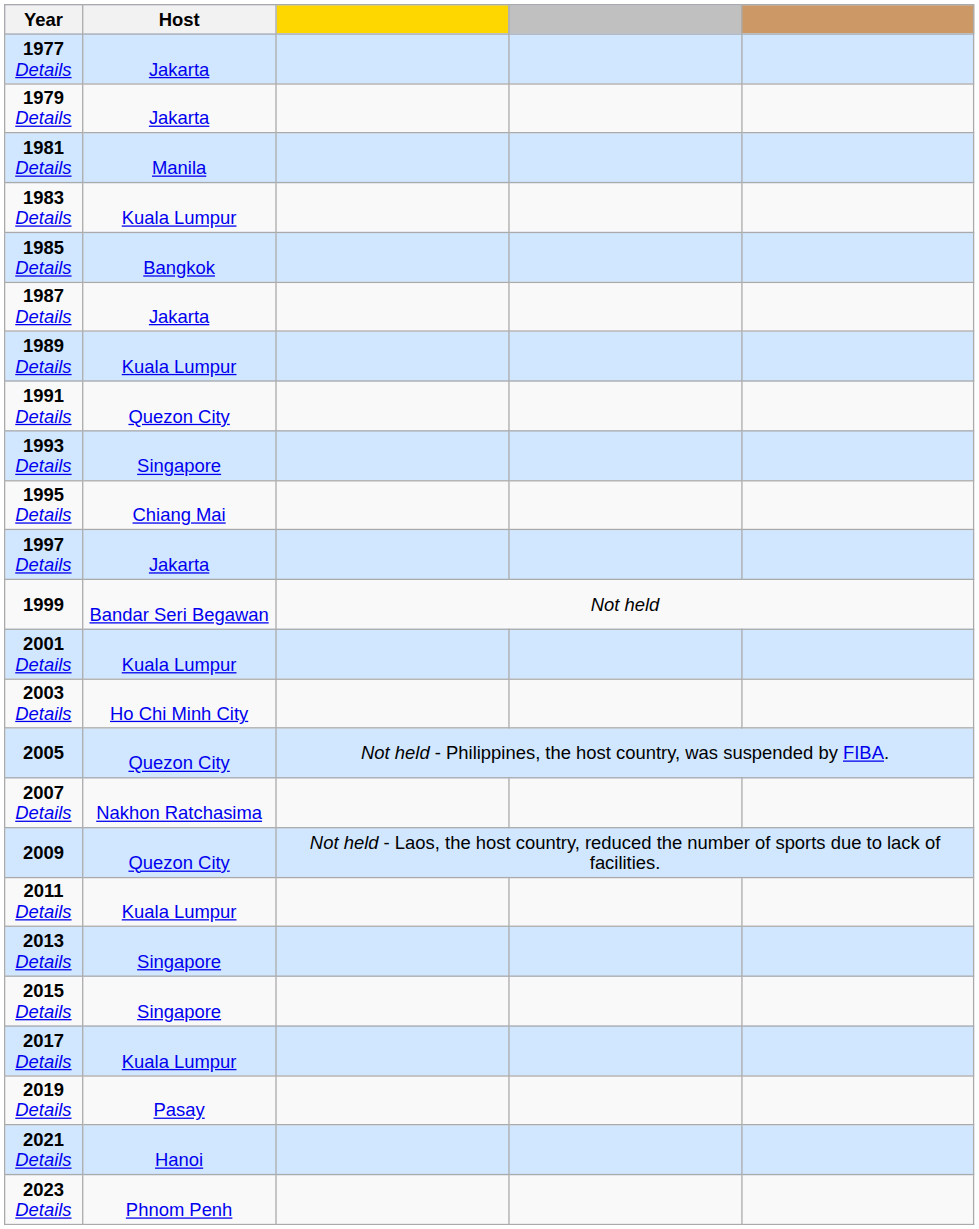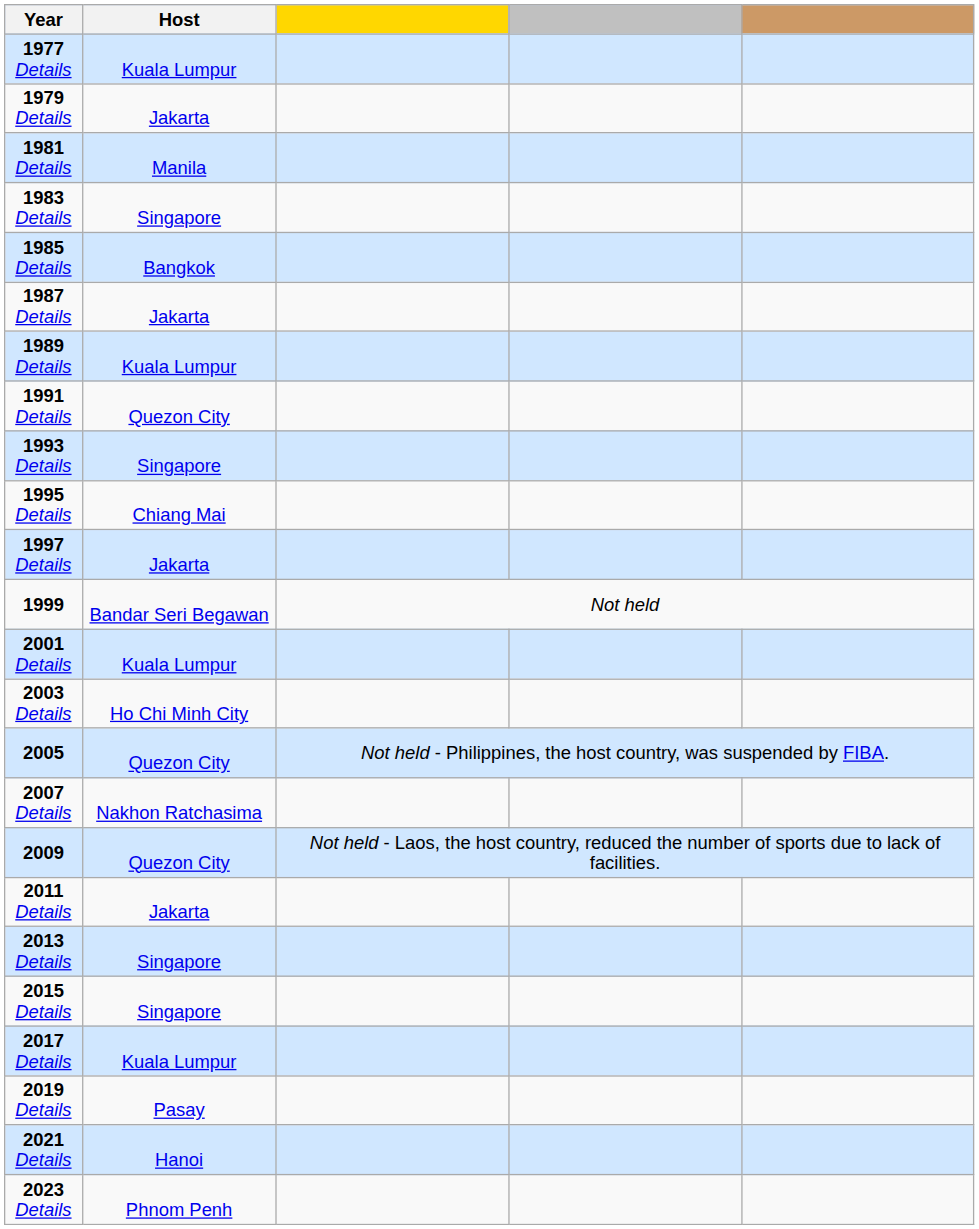(179, 69) Jakarta -> (179, 69) Kuala Lumpur
(179, 218) Kuala Lumpur -> (179, 218) Singapore
(179, 912) Kuala Lumpur -> (179, 912) Jakarta
